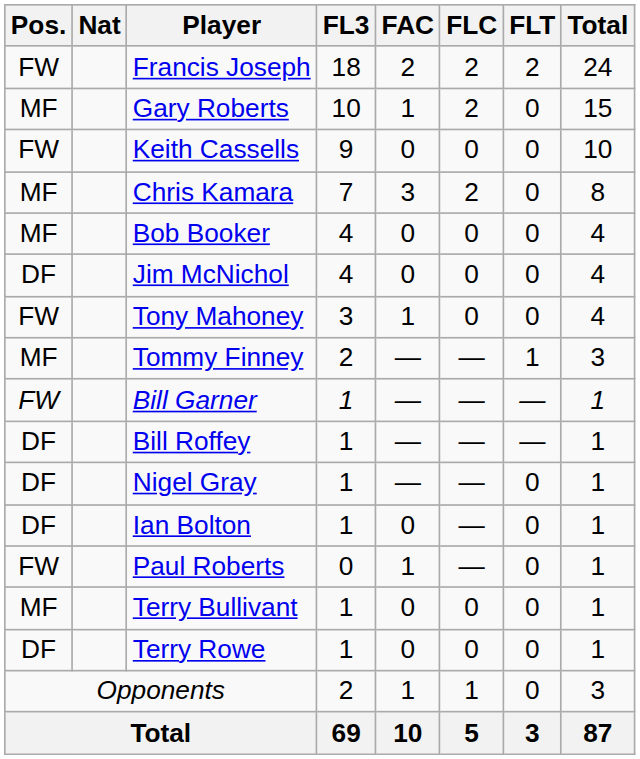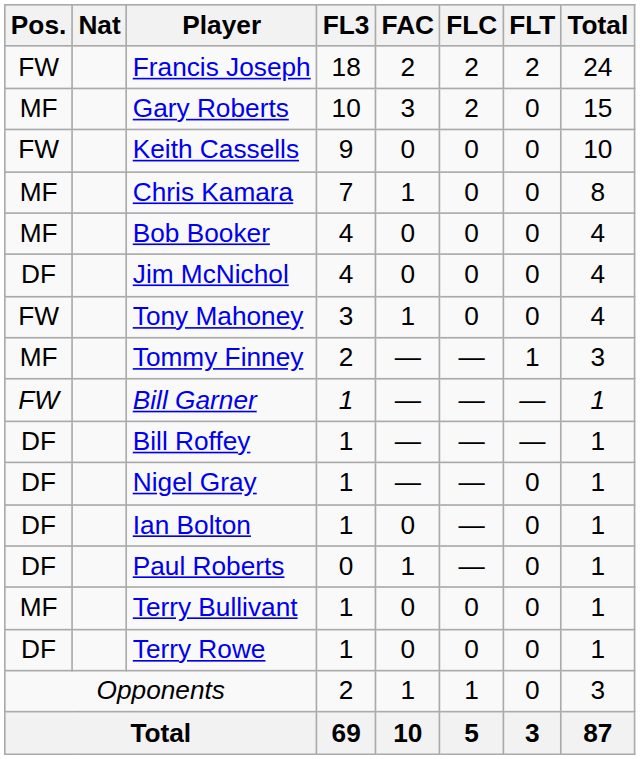(408, 108) 1 -> (408, 108) 3
(408, 191) 3 -> (408, 191) 1
(472, 191) 2 -> (472, 191) 0
(39, 566) FW -> (39, 566) DF
